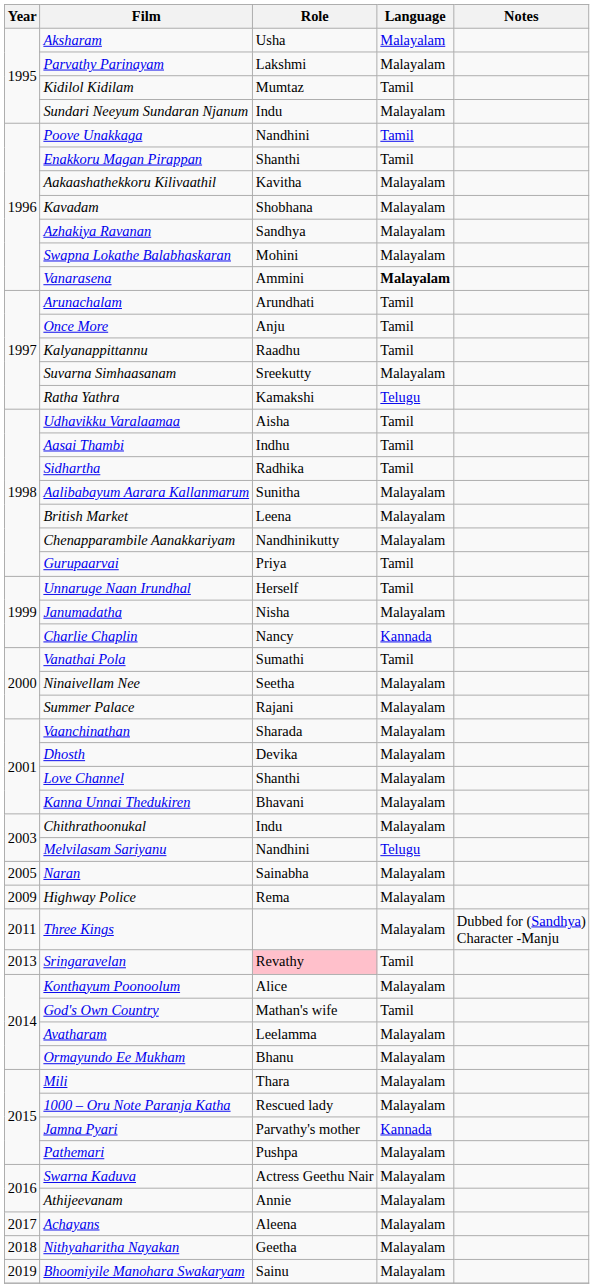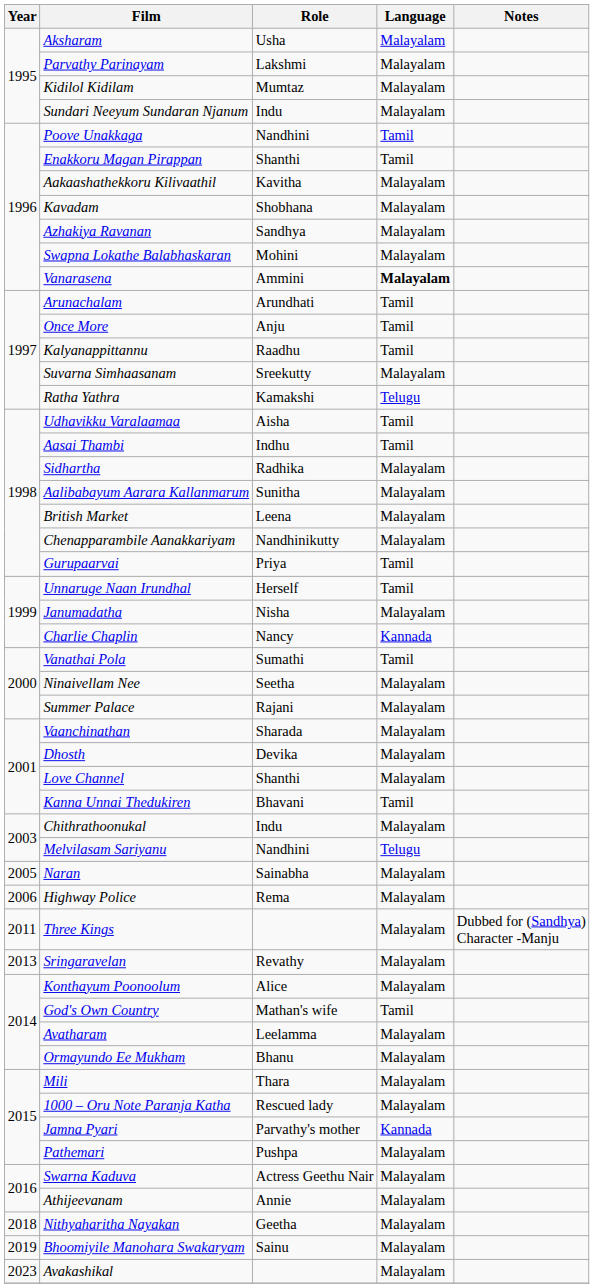(397, 88) Tamil -> (413, 88) Malayalam
(397, 468) Tamil -> (413, 468) Malayalam
(413, 802) Malayalam -> (397, 802) Tamil
(22, 897) 2009 -> (22, 897) 2006
(280, 962) pink background -> (280, 962) no background
(397, 962) Tamil -> (413, 962) Malayalam
- row: (71, 1224)
+ row: (78, 1271)
